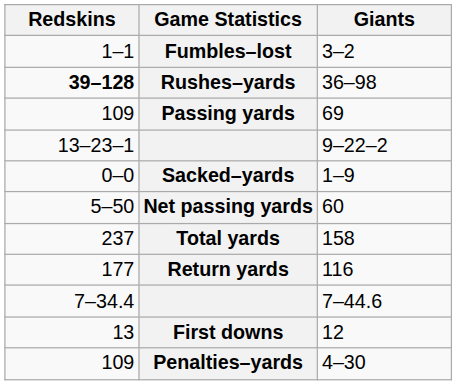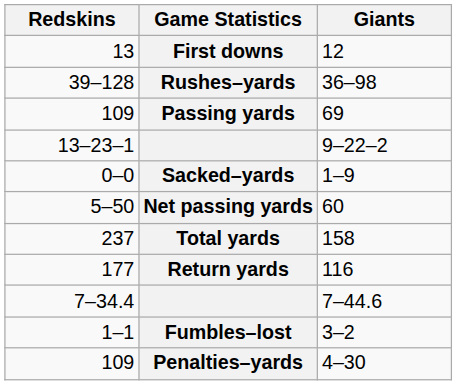rows swapped: (228, 332) <-> (228, 51)
(101, 82) bold -> (101, 82) normal
